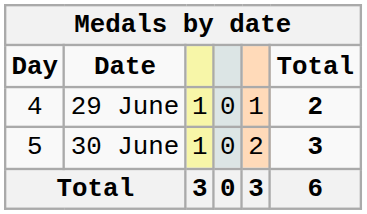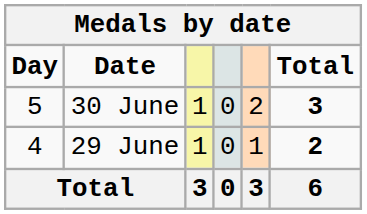rows swapped: (125, 107) <-> (125, 148)
